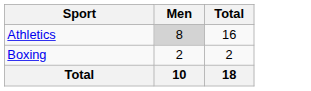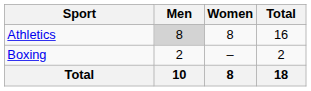+ column: (230, 14)
